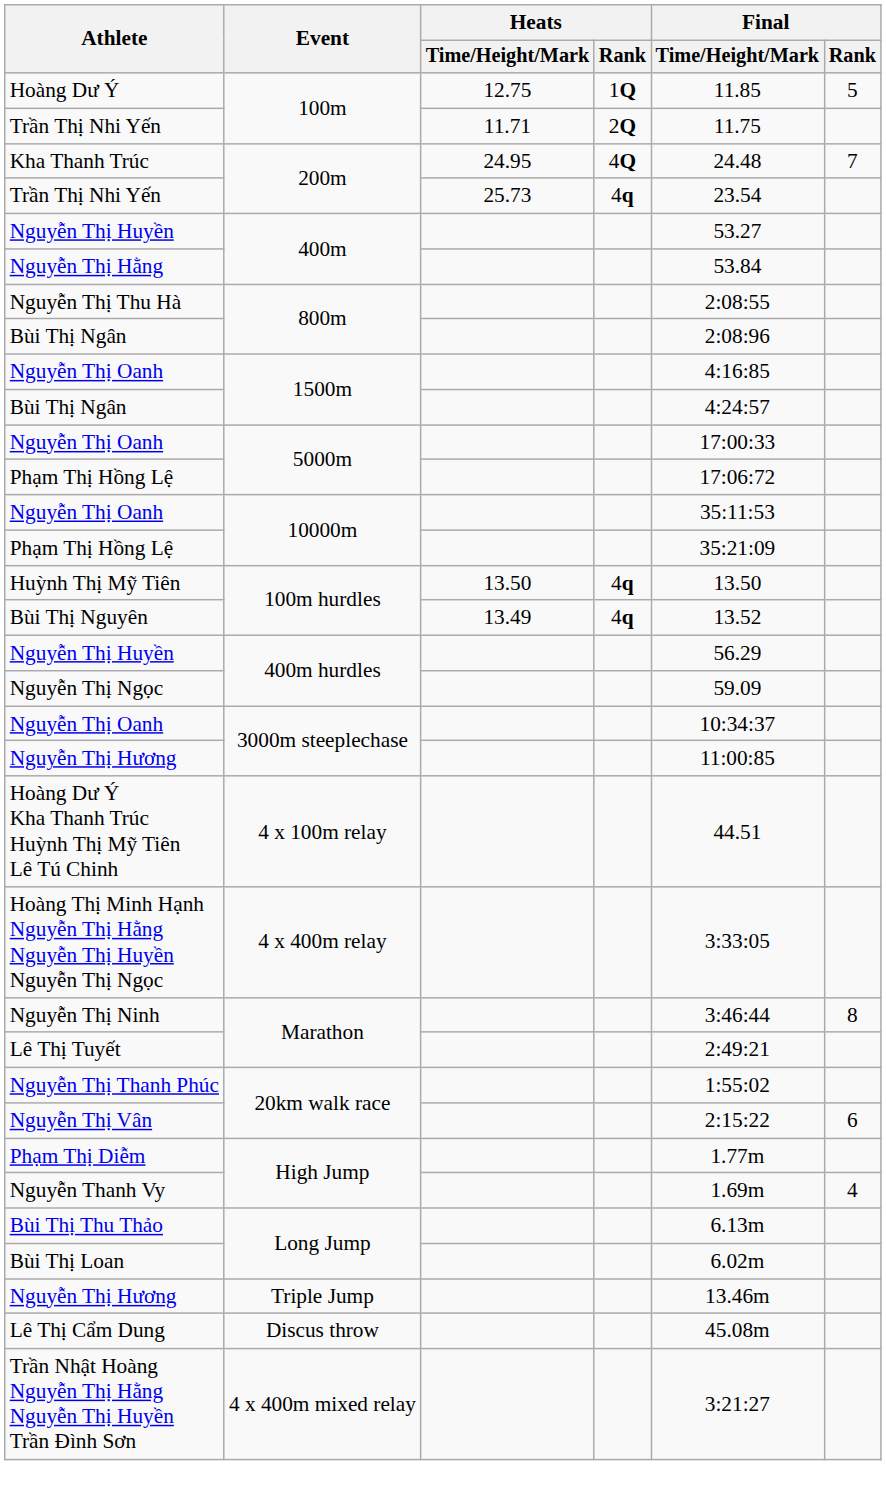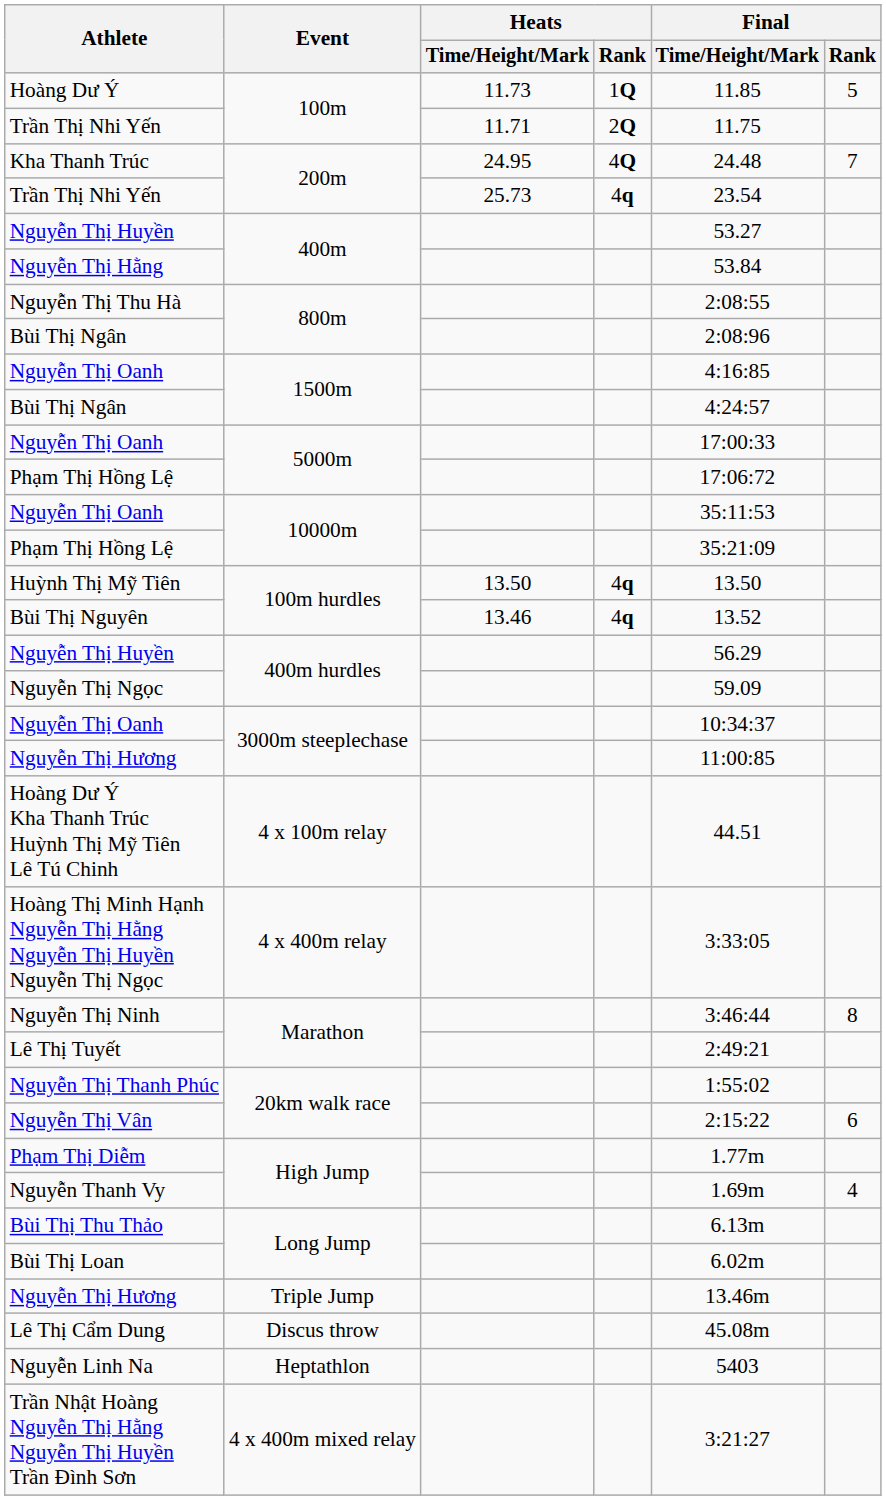(507, 90) 12.75 -> (507, 90) 11.73
(507, 618) 13.49 -> (507, 618) 13.46
+ row: (81, 1366)
